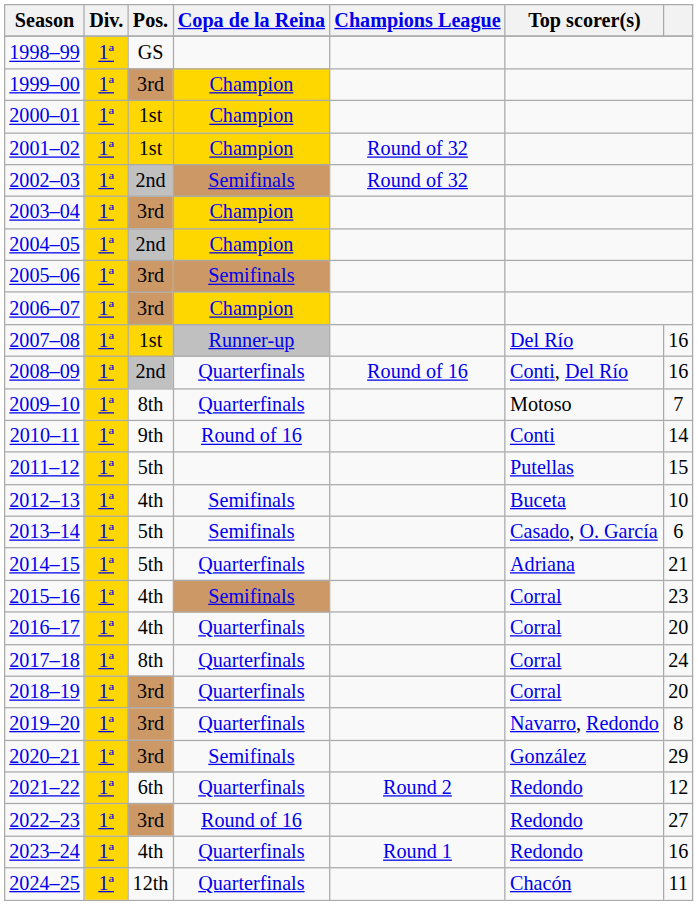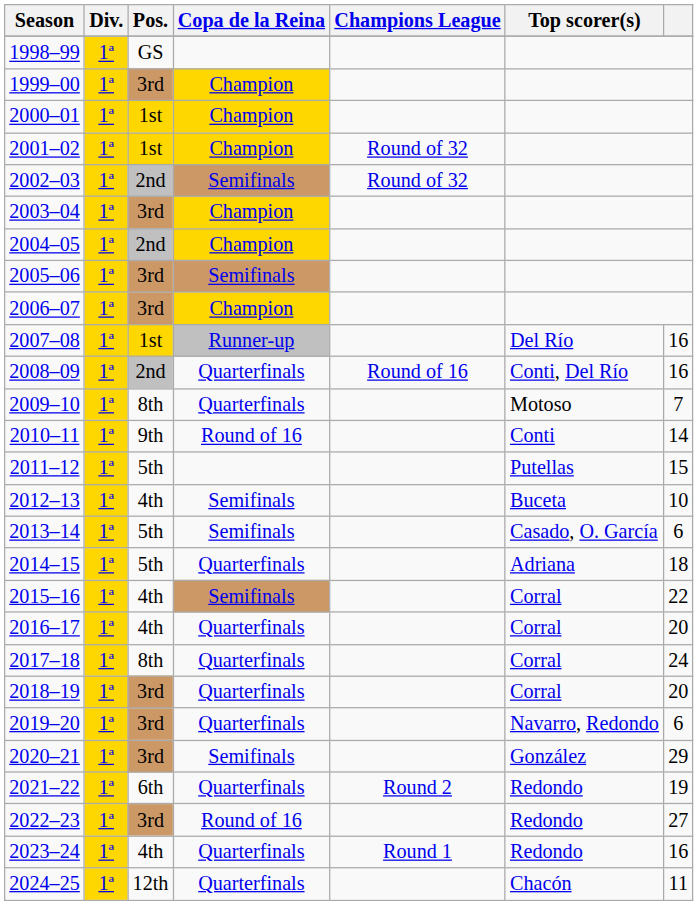(678, 564) 21 -> (678, 564) 18
(678, 595) 23 -> (678, 595) 22
(678, 723) 8 -> (678, 723) 6
(678, 787) 12 -> (678, 787) 19
